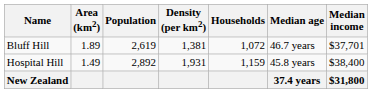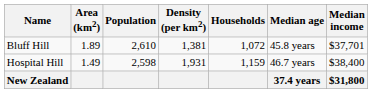(144, 45) 2,619 -> (144, 45) 2,610
(292, 45) 46.7 years -> (292, 45) 45.8 years
(144, 62) 2,892 -> (144, 62) 2,598
(292, 62) 45.8 years -> (292, 62) 46.7 years
